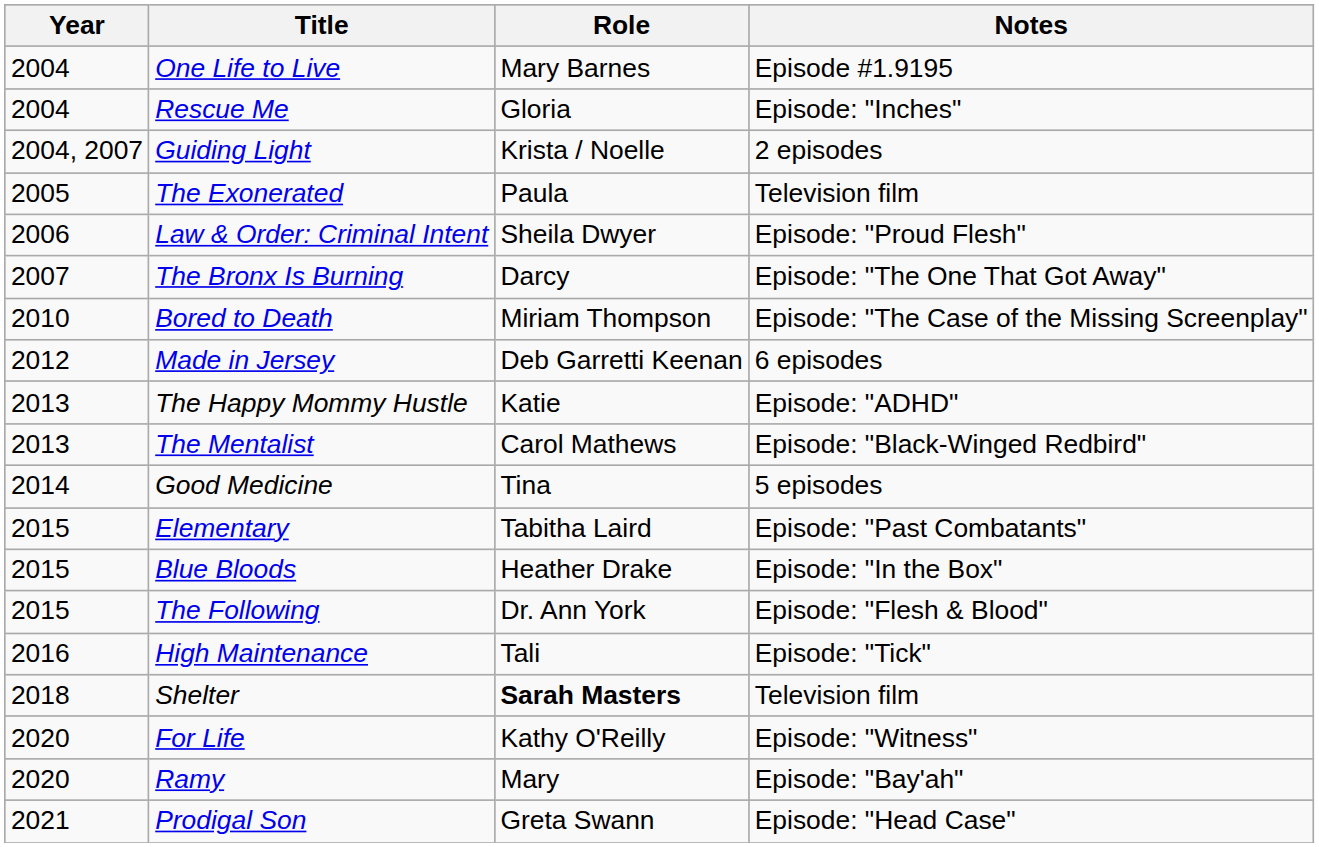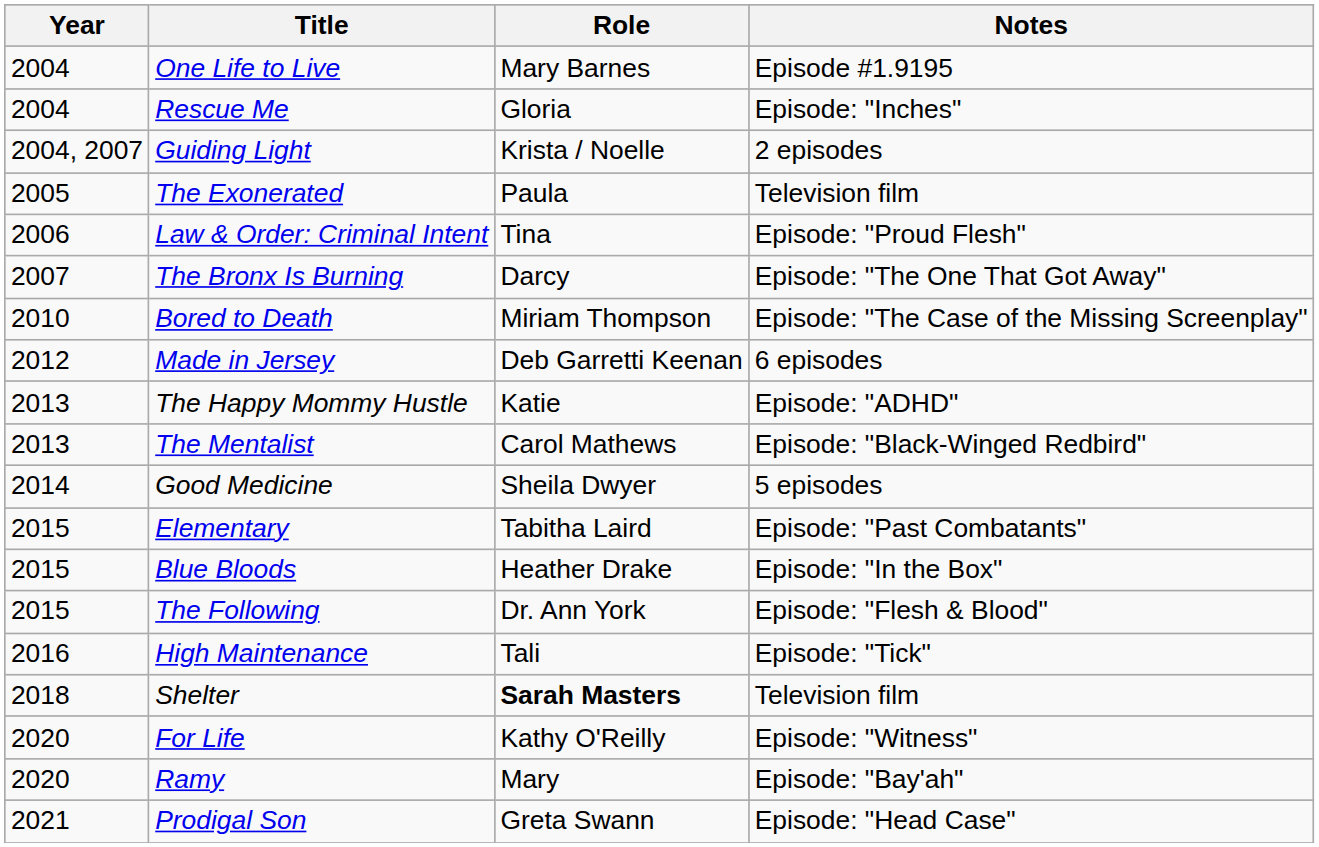(578, 234) Sheila Dwyer -> (526, 234) Tina
(526, 485) Tina -> (578, 485) Sheila Dwyer
